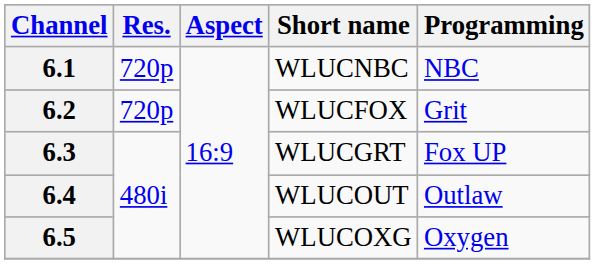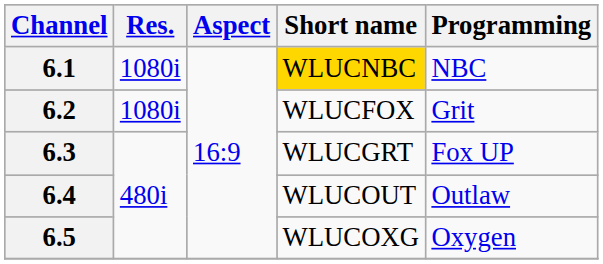(147, 68) 720p -> (150, 68) 1080i
(342, 68) no background -> (349, 68) gold background
(147, 110) 720p -> (150, 110) 1080i
